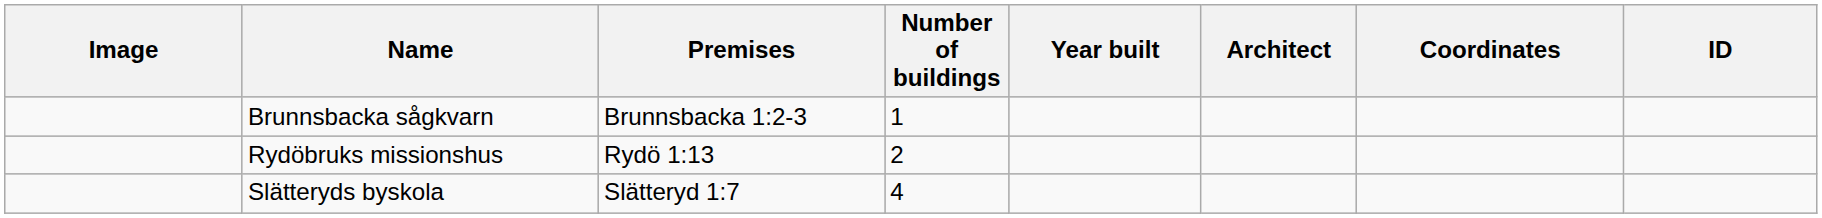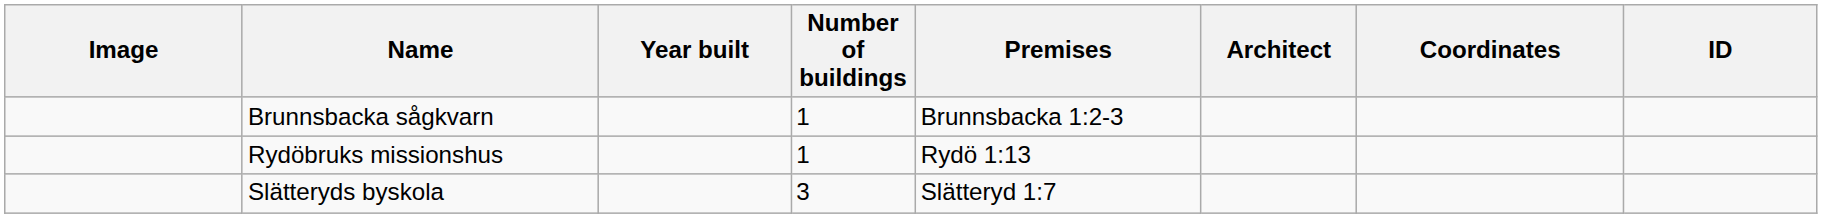columns swapped: (742, 50) <-> (1105, 50)
(897, 154) 2 -> (803, 154) 1
(897, 192) 4 -> (803, 192) 3
